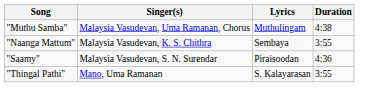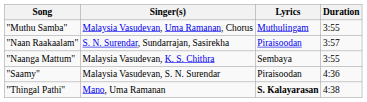(323, 27) 4:38 -> (331, 27) 3:55
+ row: (42, 43)
(282, 74) normal -> (288, 90) bold
(323, 74) 3:55 -> (331, 90) 4:38
